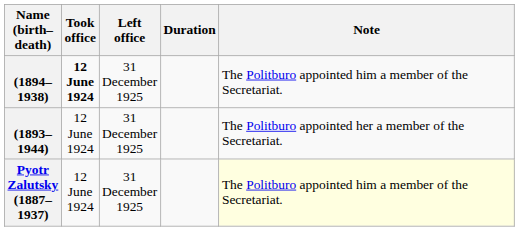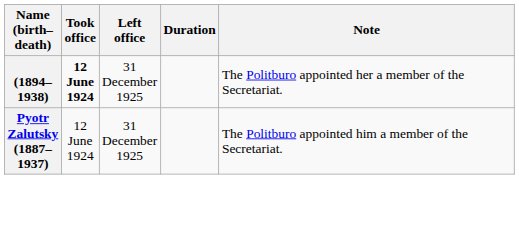(345, 81) The Politburo appointed him a member of the Secretariat. -> (343, 81) The Politburo appointed her a member of the Secretariat.
- row: (33, 140)
(345, 192) lightyellow background -> (345, 140) no background
